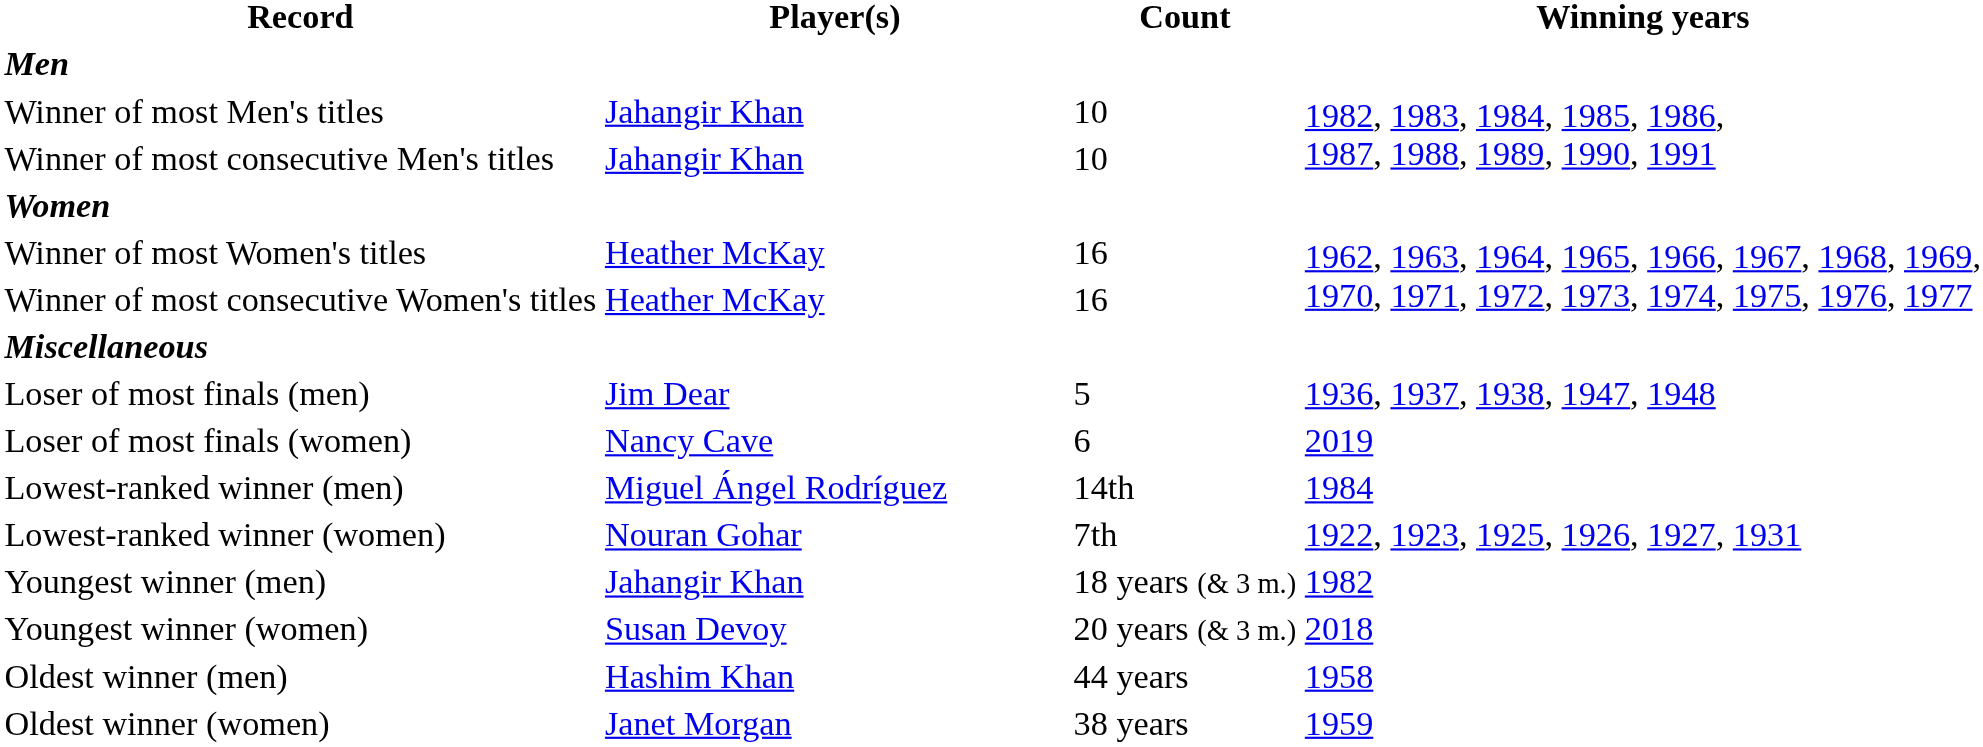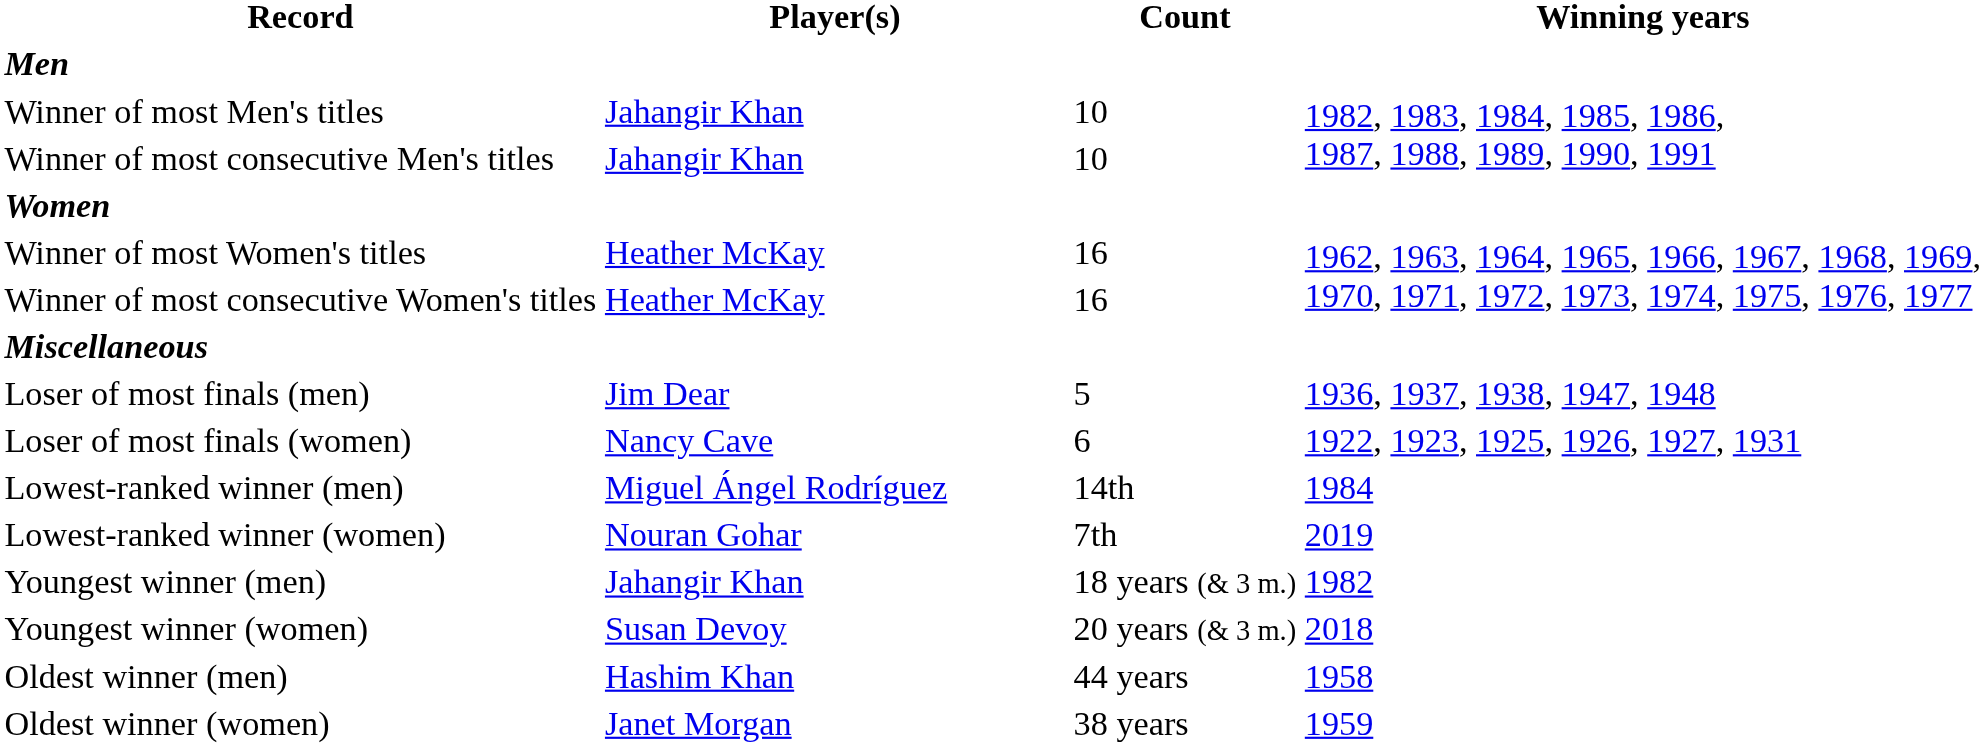(1339, 440) 2019 -> (1553, 440) 1922, 1923, 1925, 1926, 1927, 1931
(1553, 534) 1922, 1923, 1925, 1926, 1927, 1931 -> (1339, 534) 2019
